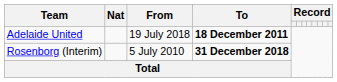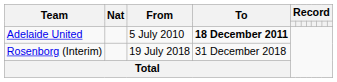(160, 34) 19 July 2018 -> (157, 34) 5 July 2010
(157, 51) 5 July 2010 -> (160, 51) 19 July 2018
(242, 51) bold -> (241, 51) normal
